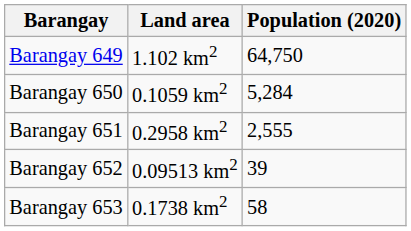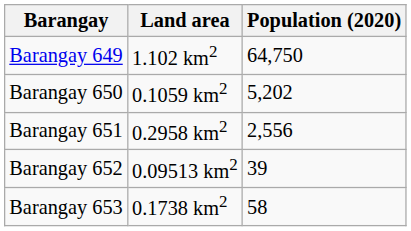(270, 93) 5,284 -> (270, 93) 5,202
(270, 131) 2,555 -> (270, 131) 2,556
